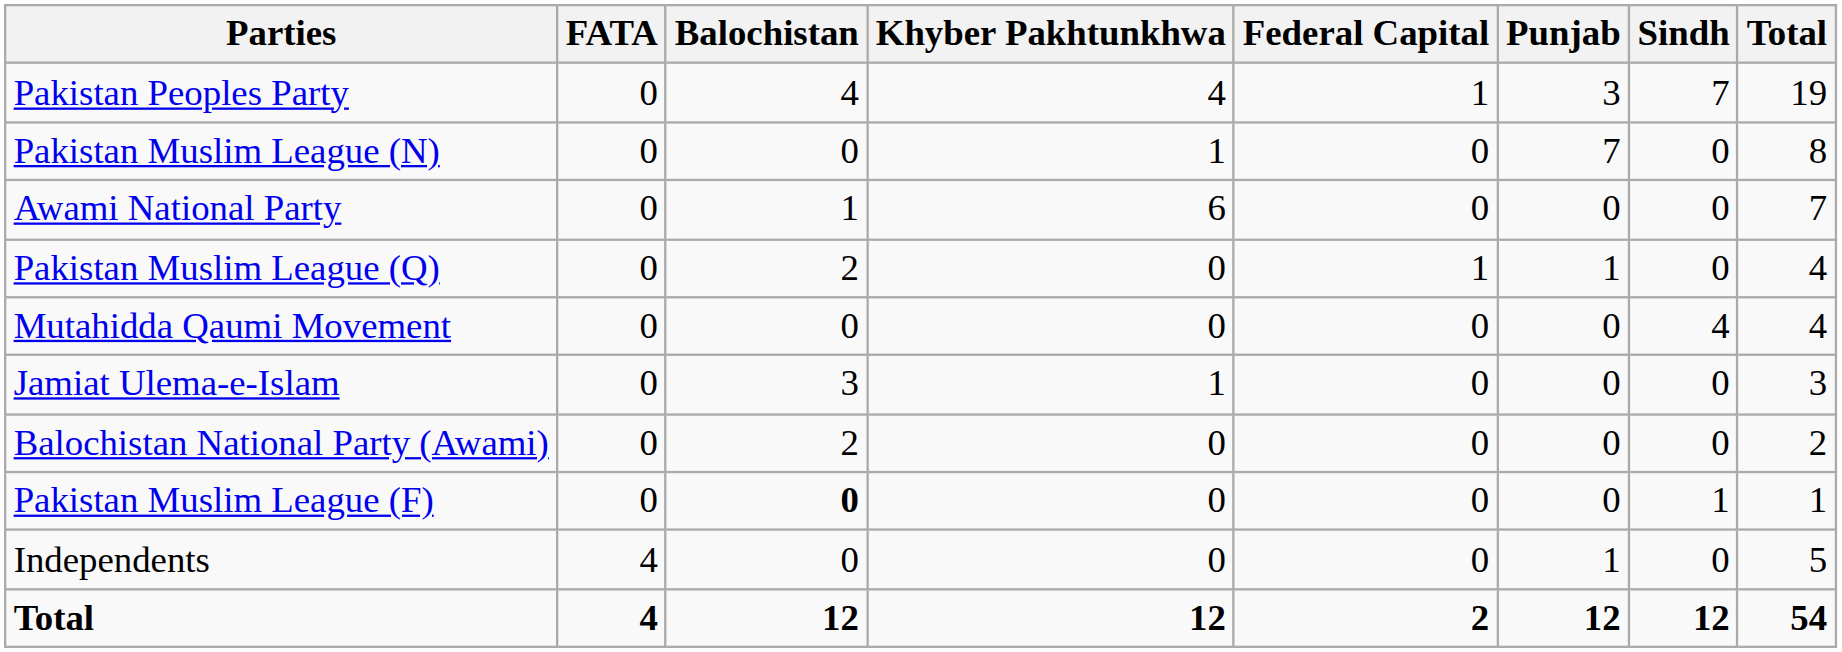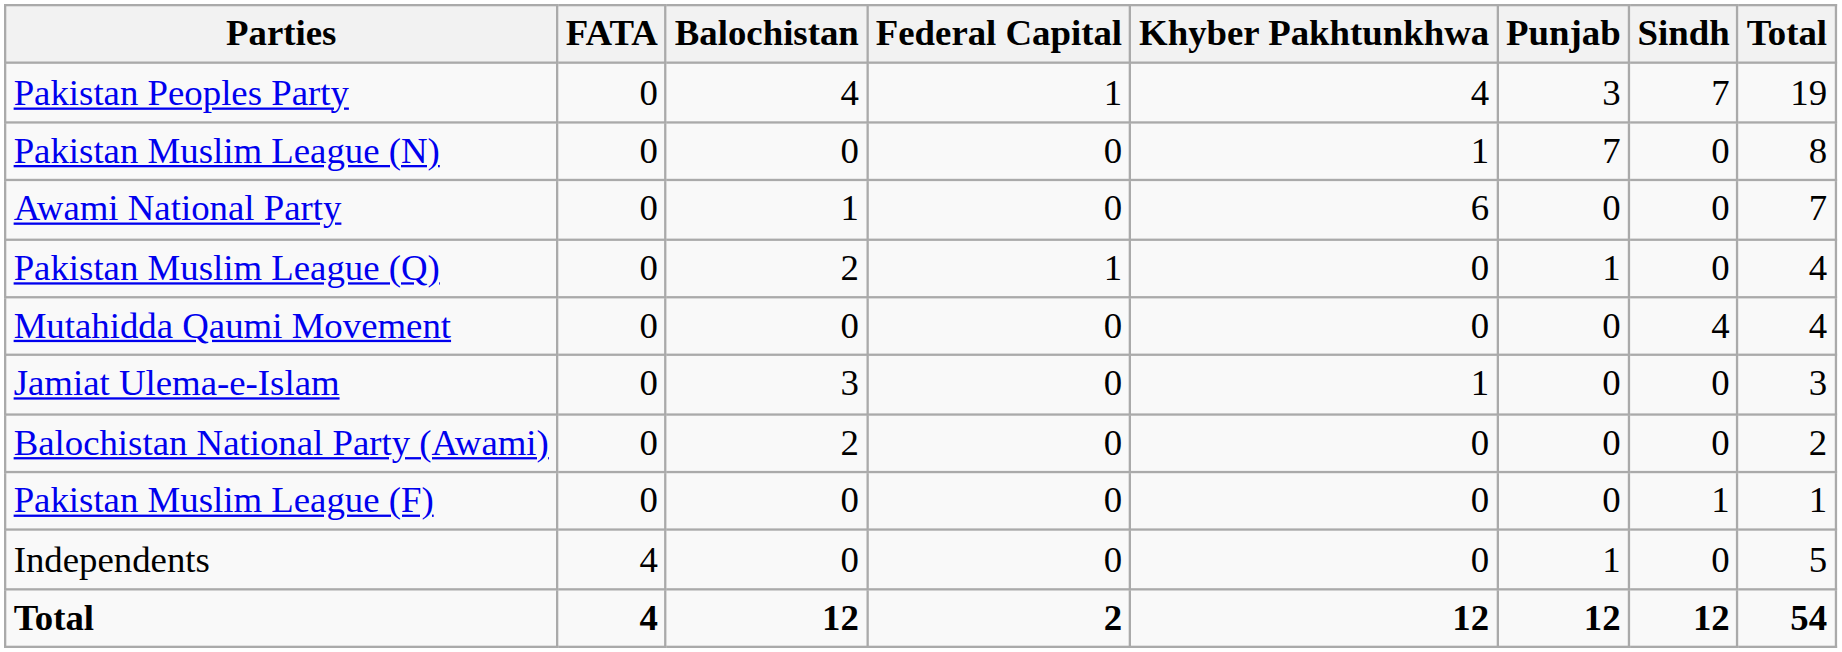columns swapped: (1366, 33) <-> (1051, 33)
(850, 500) bold -> (850, 500) normal
